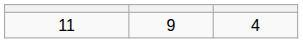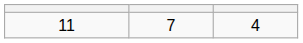(171, 25) 9 -> (171, 25) 7
